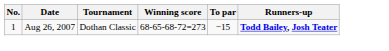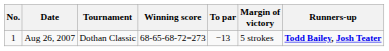+ column: (260, 17)
(223, 27) −15 -> (223, 38) −13
